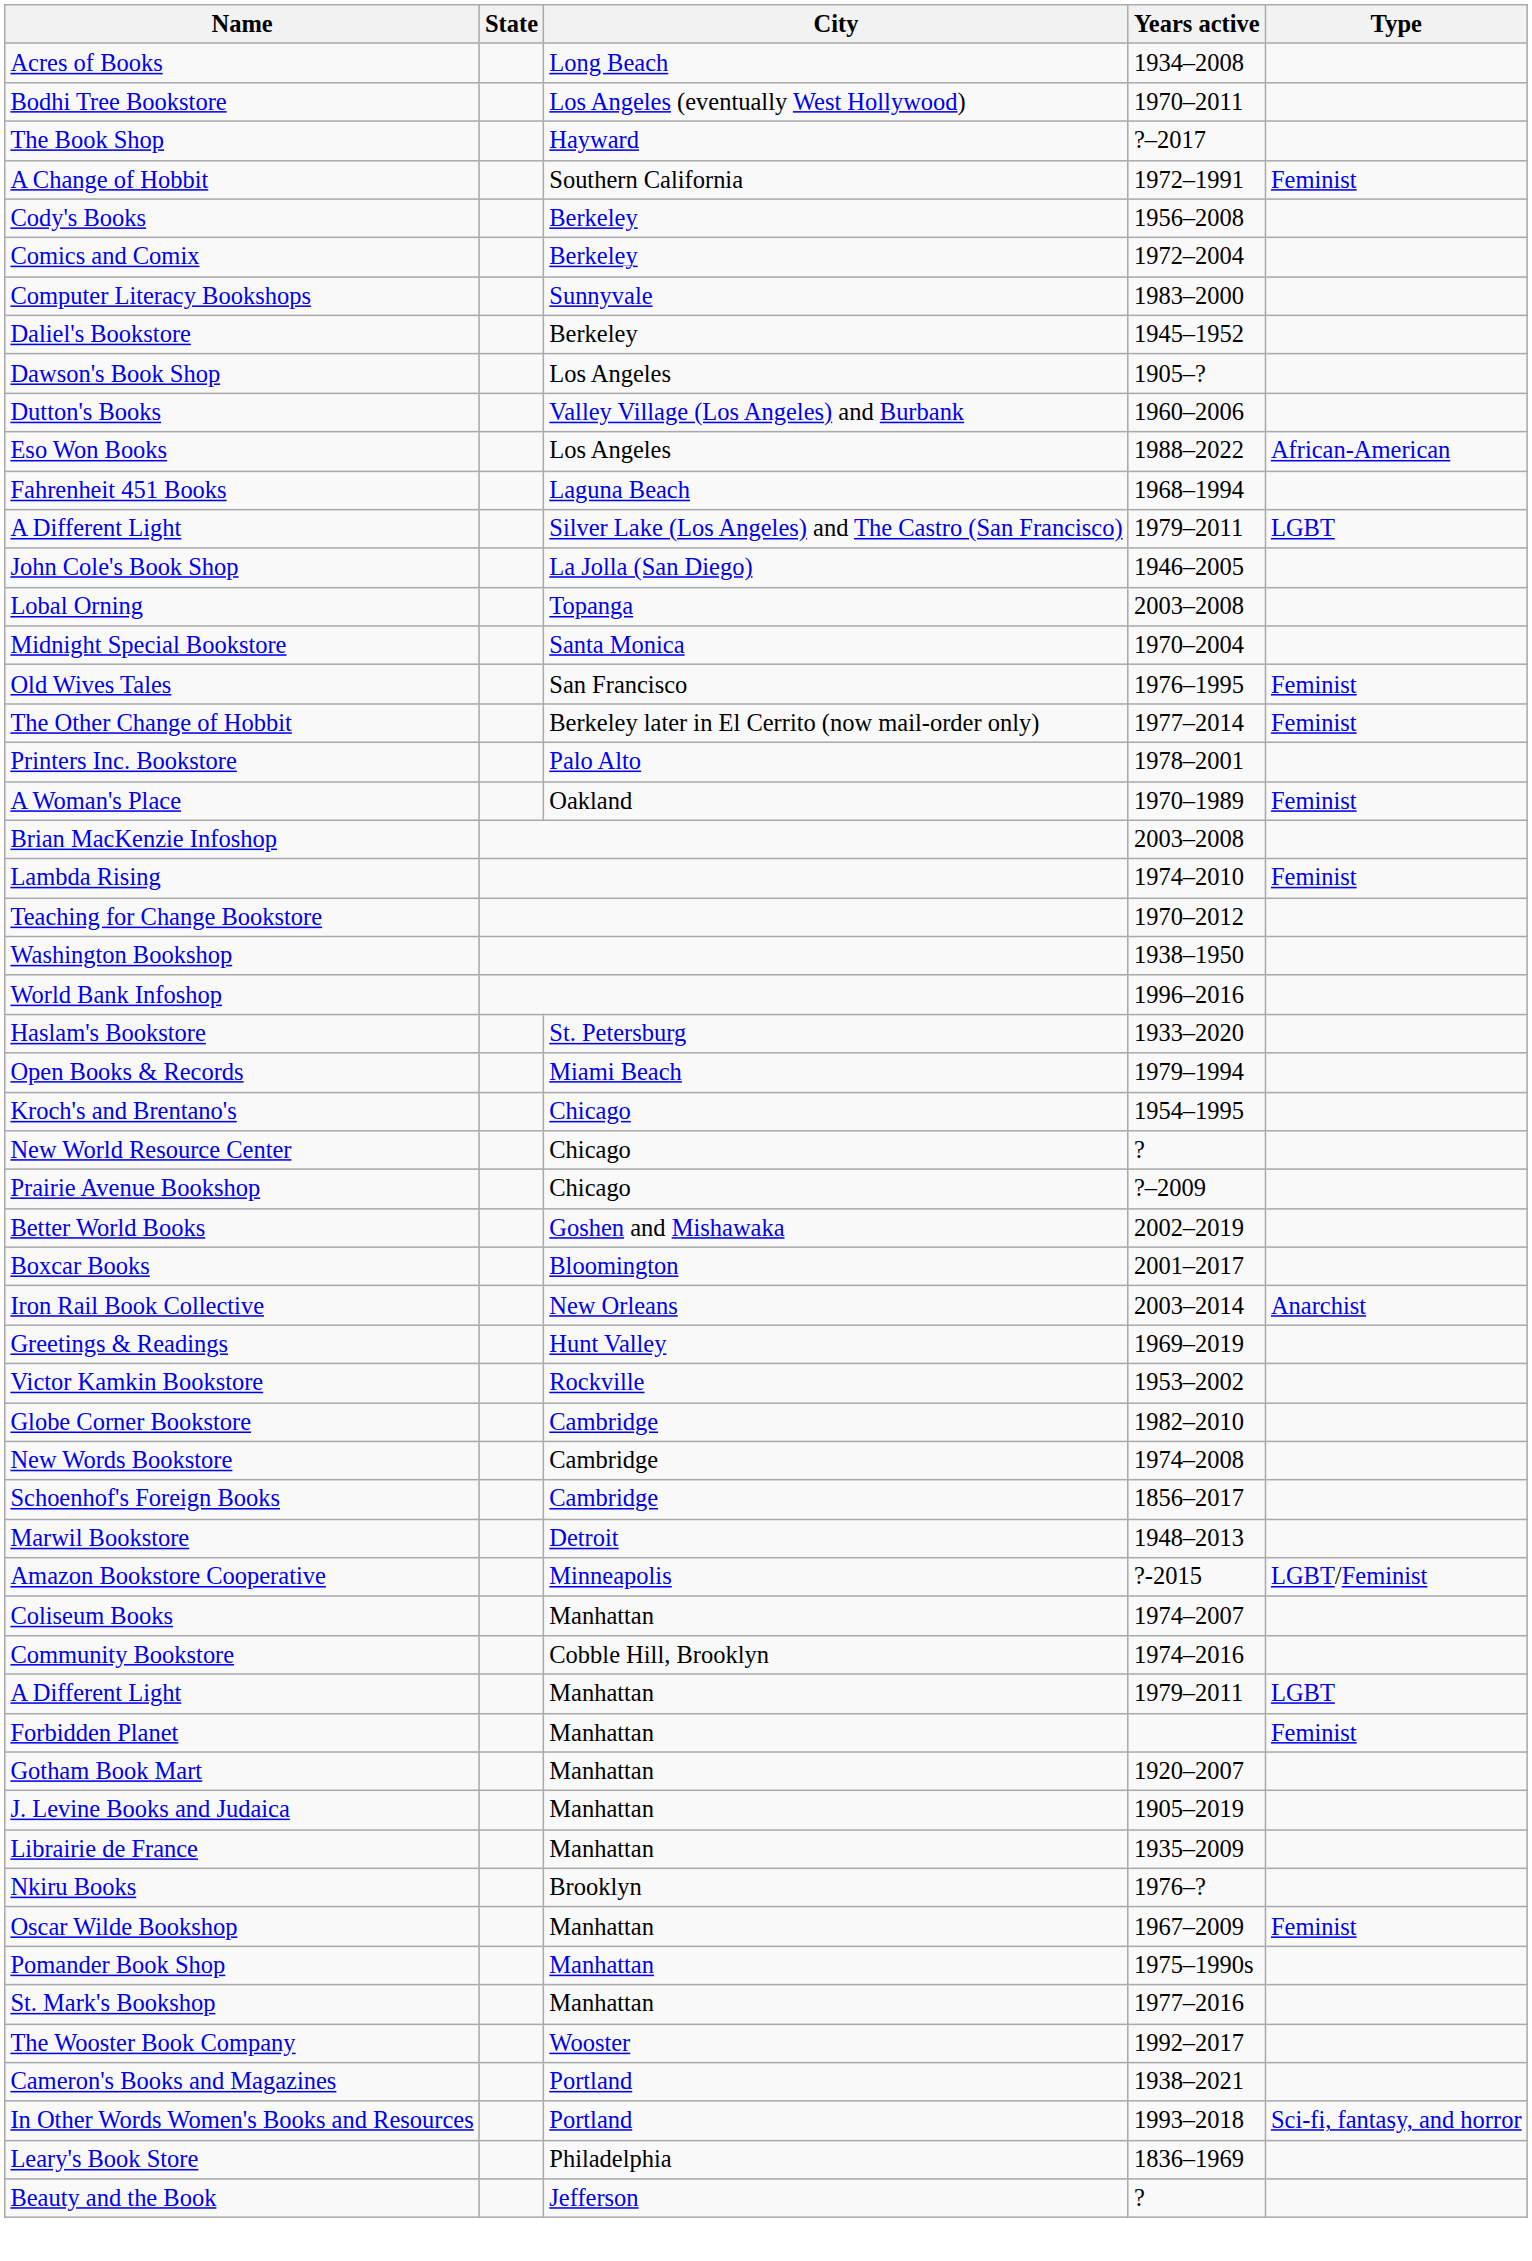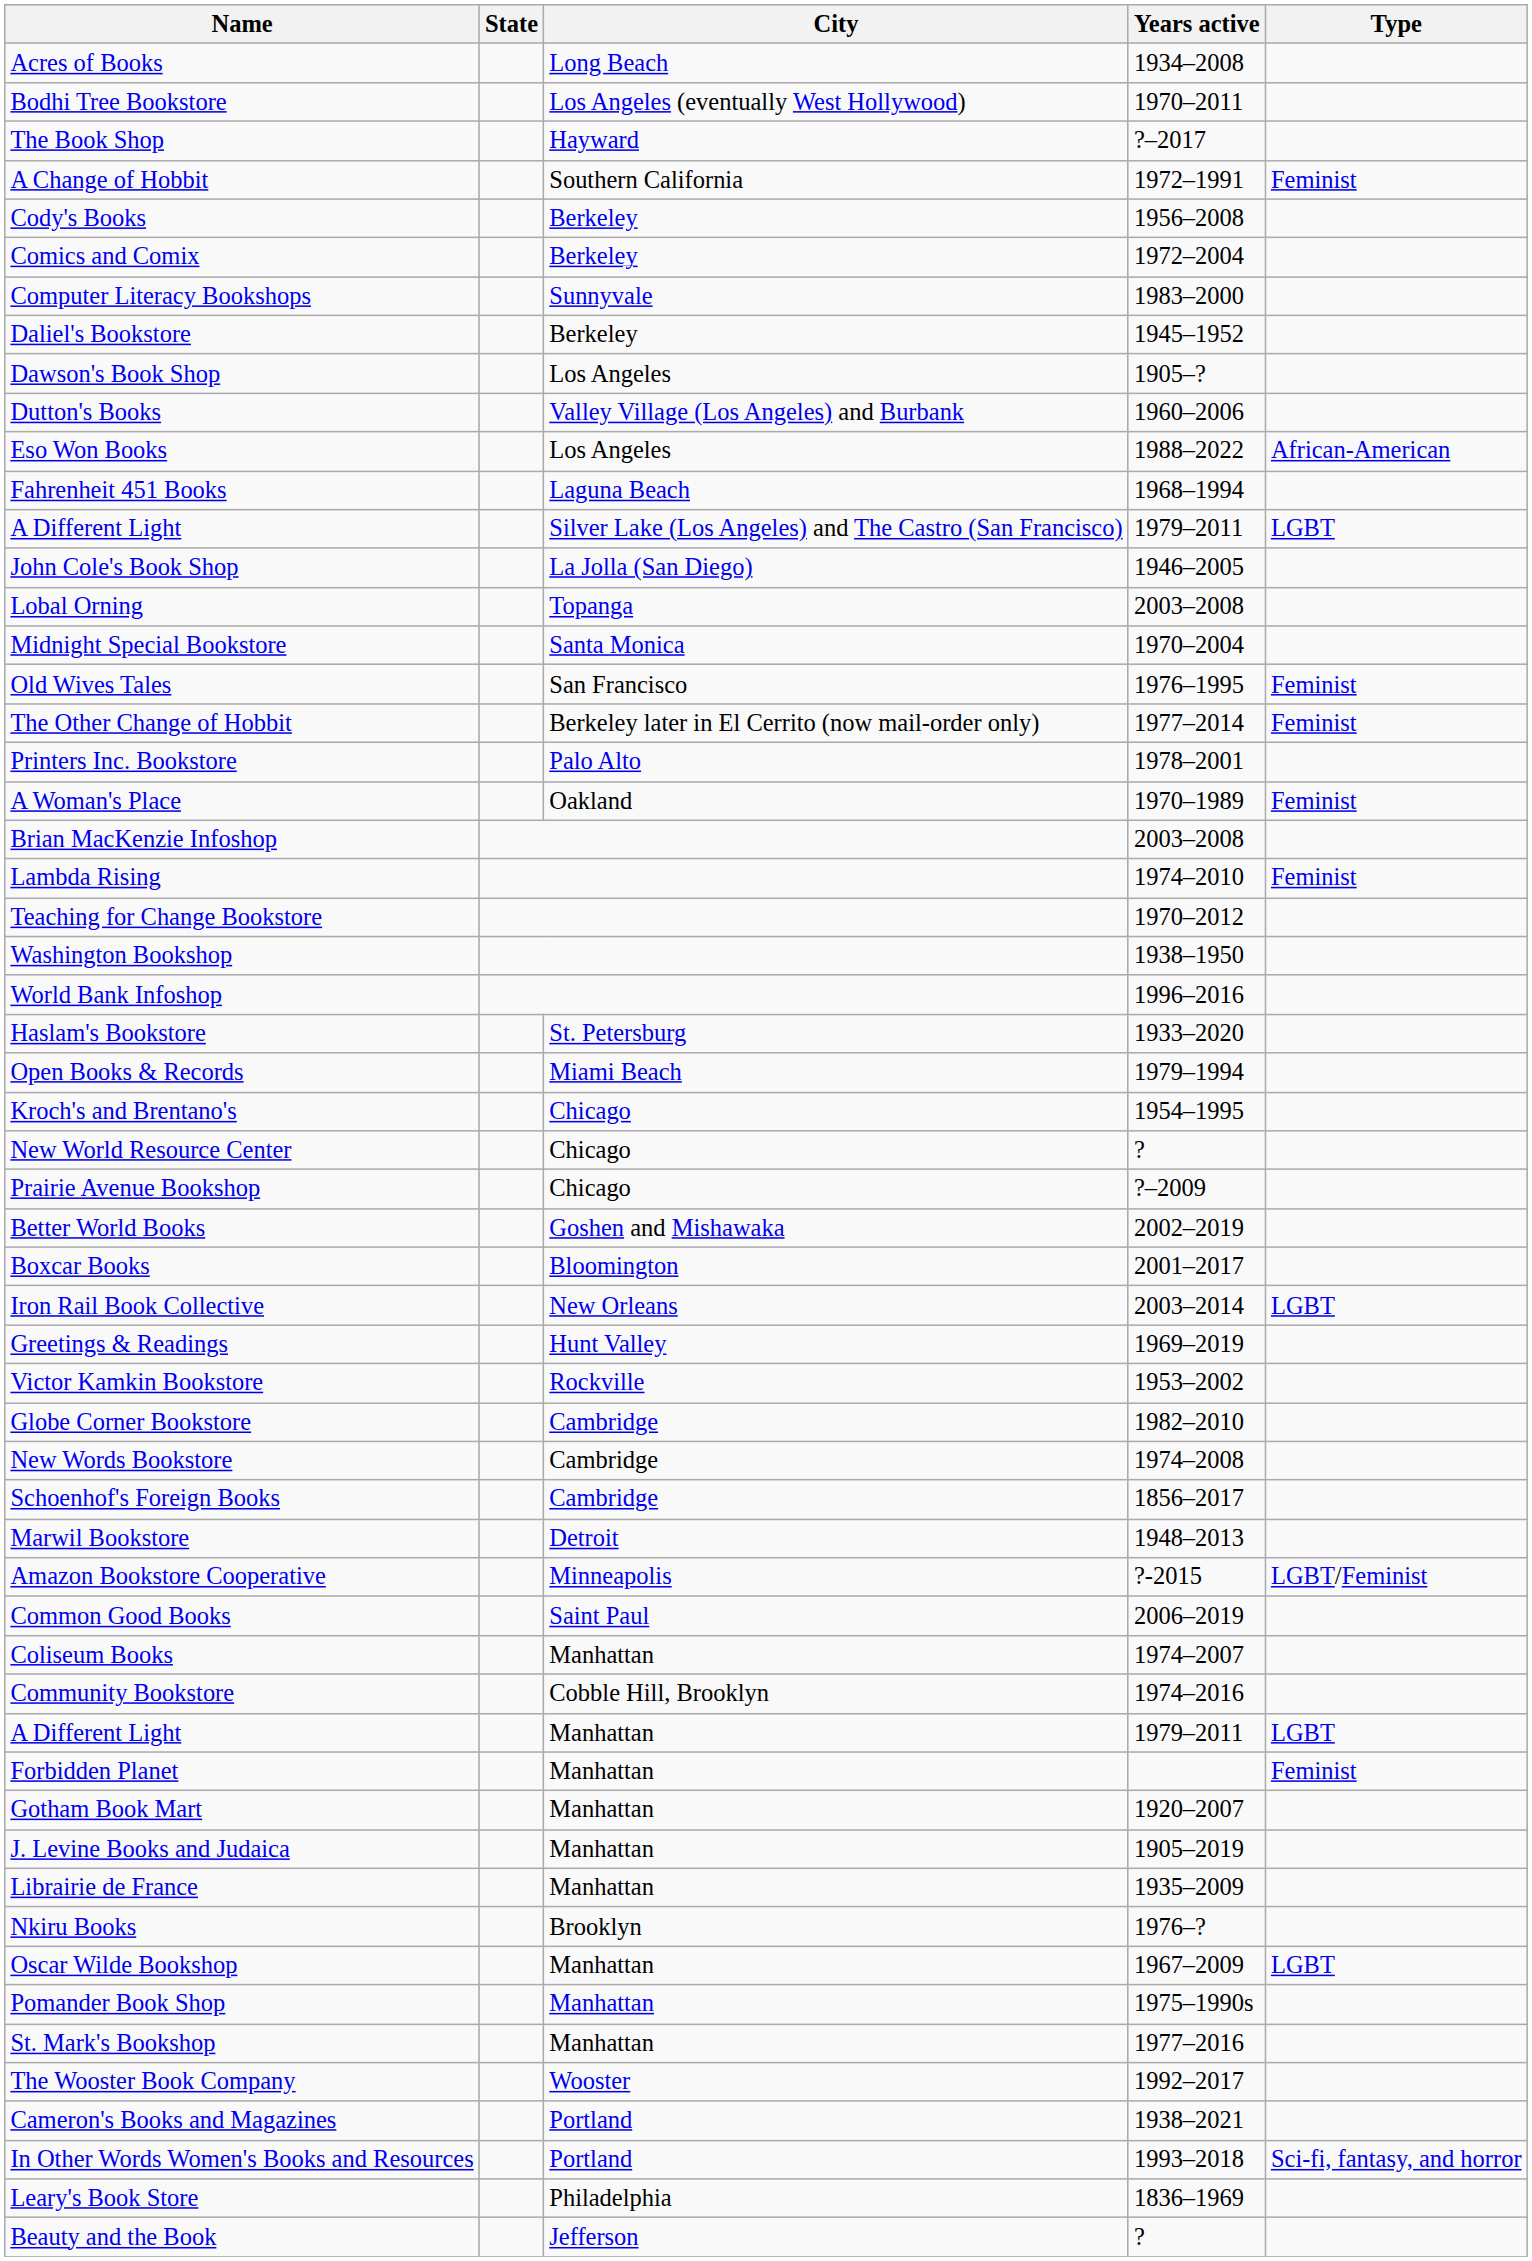(1319, 1305) Anarchist -> (1303, 1305) LGBT
+ row: (121, 1615)
(1314, 1926) Feminist -> (1303, 1965) LGBT
